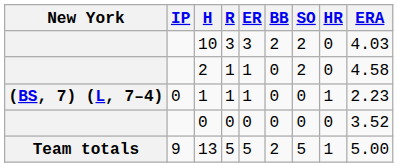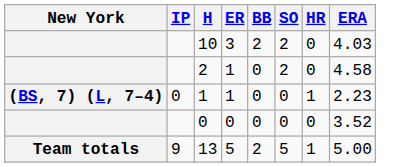- column: (230, 18)
